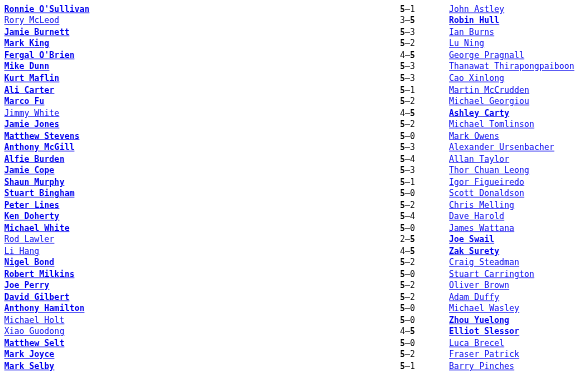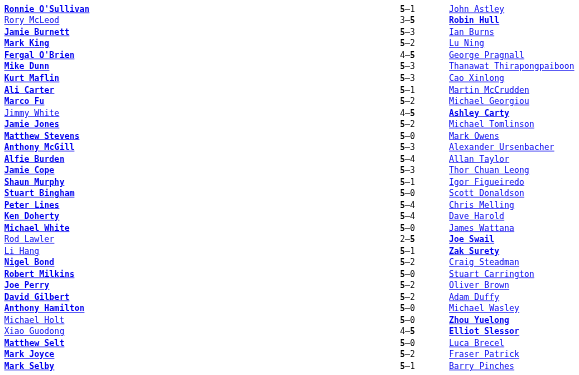(407, 205) 5–2 -> (407, 205) 5–4
(407, 251) 4–5 -> (407, 251) 5–1
